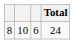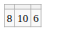- column: (56, 13)
